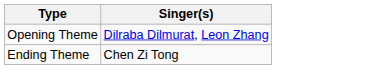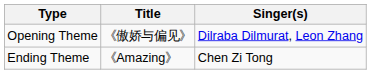+ column: (148, 14)
